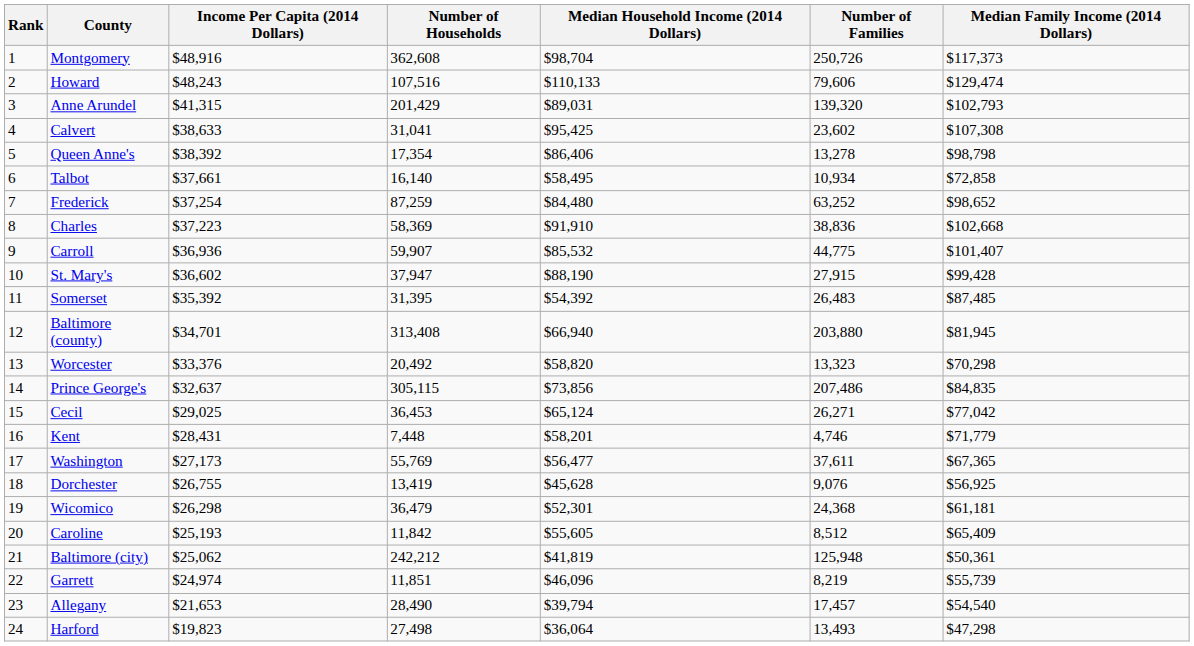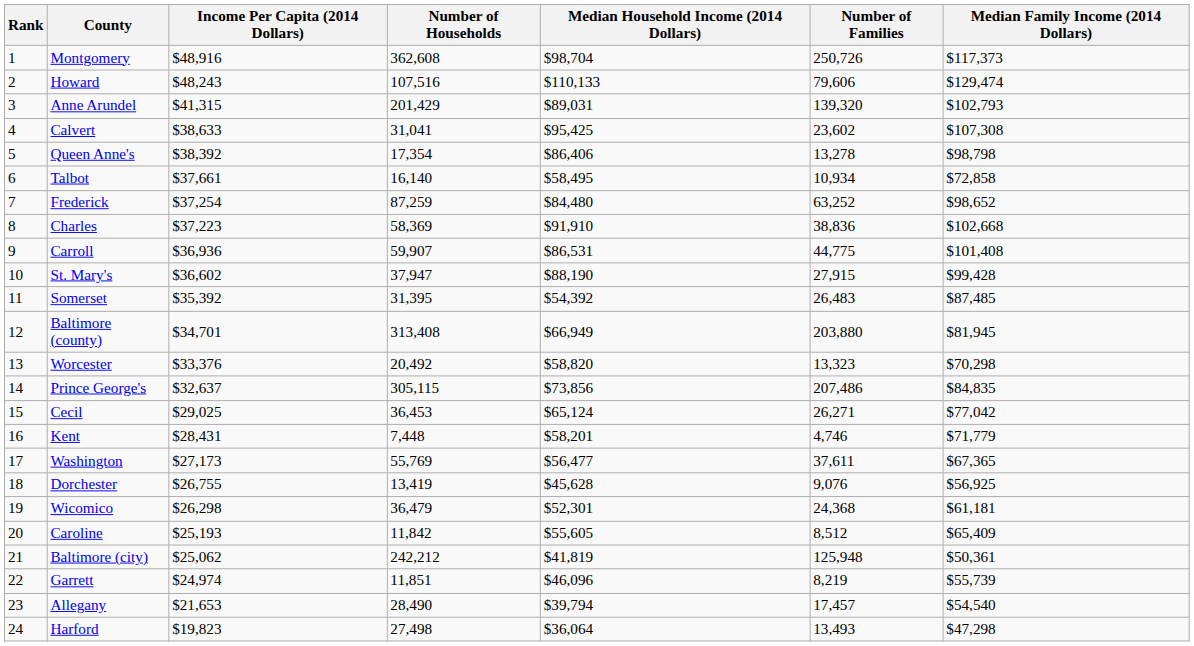(568, 250) $85,532 -> (568, 250) $86,531
(975, 250) $101,407 -> (975, 250) $101,408
(568, 331) $66,940 -> (568, 331) $66,949
